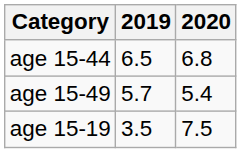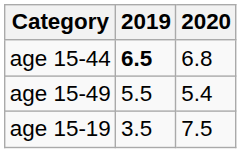(137, 57) normal -> (137, 57) bold
(137, 93) 5.7 -> (137, 93) 5.5
